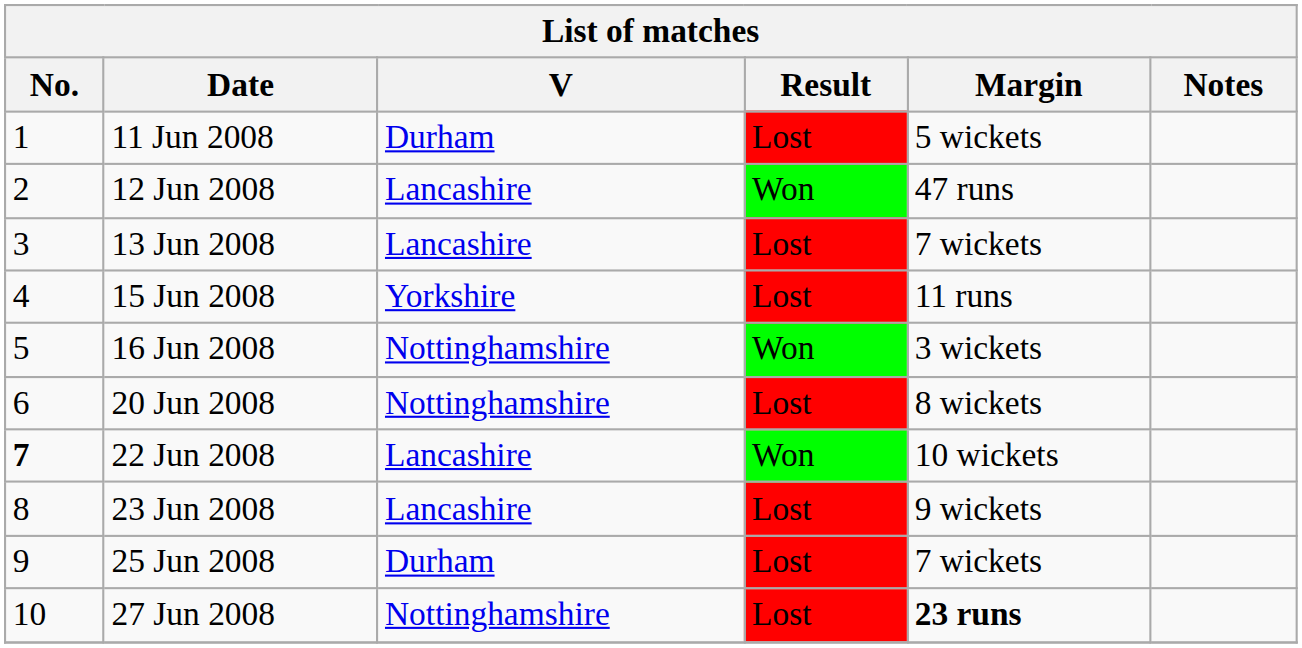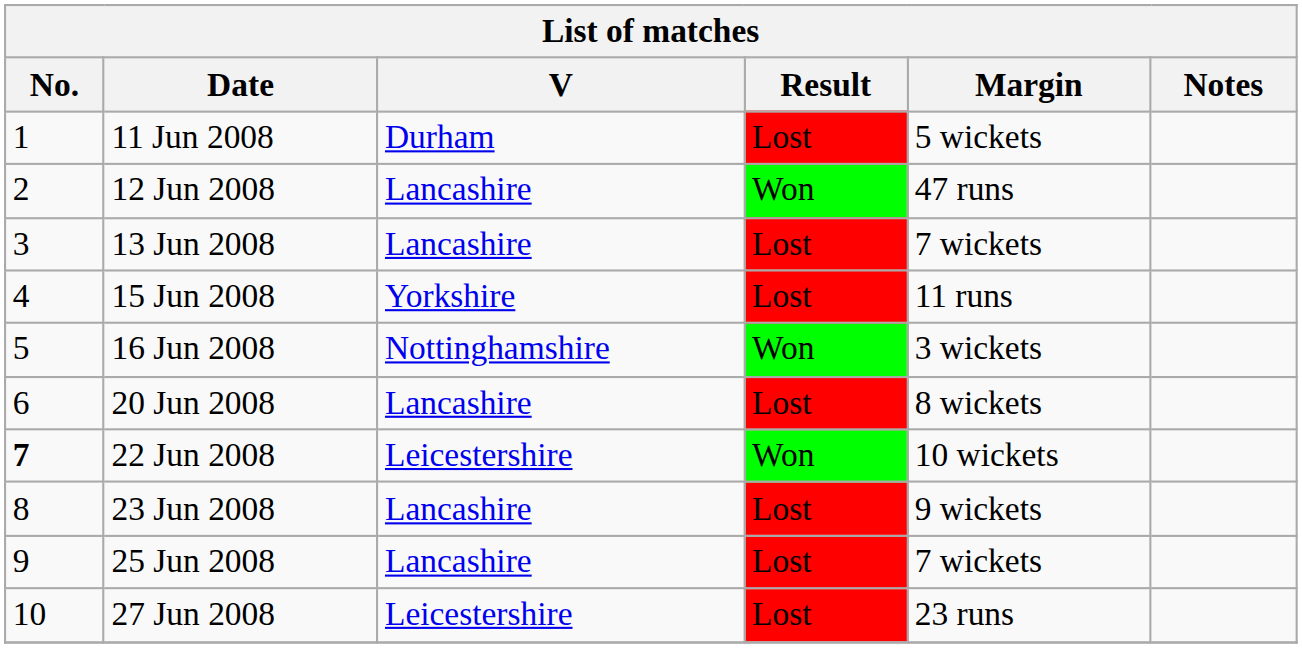(497, 402) Nottinghamshire -> (458, 402) Lancashire
(458, 455) Lancashire -> (479, 455) Leicestershire
(440, 561) Durham -> (458, 561) Lancashire
(497, 614) Nottinghamshire -> (479, 614) Leicestershire
(968, 614) bold -> (964, 614) normal
